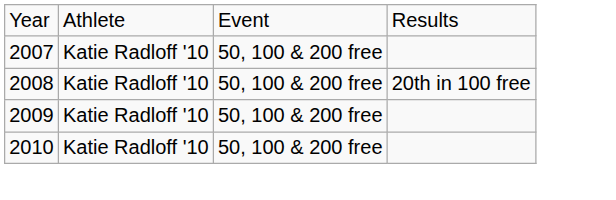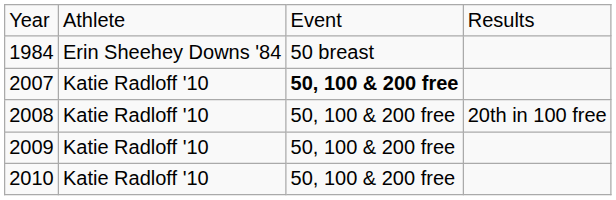+ row: (31, 52)
(300, 52) normal -> (375, 83) bold
